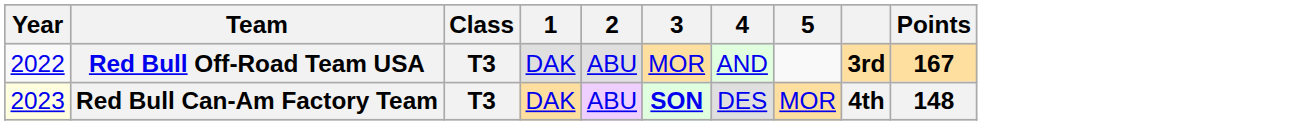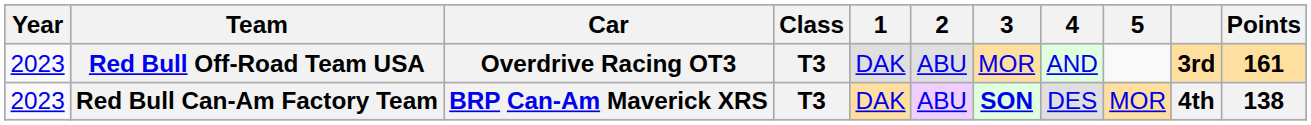+ column: (608, 24)
(38, 63) 2022 -> (38, 63) 2023
(934, 63) 167 -> (1264, 63) 161
(38, 101) lightyellow background -> (38, 101) no background
(934, 101) 148 -> (1264, 101) 138
